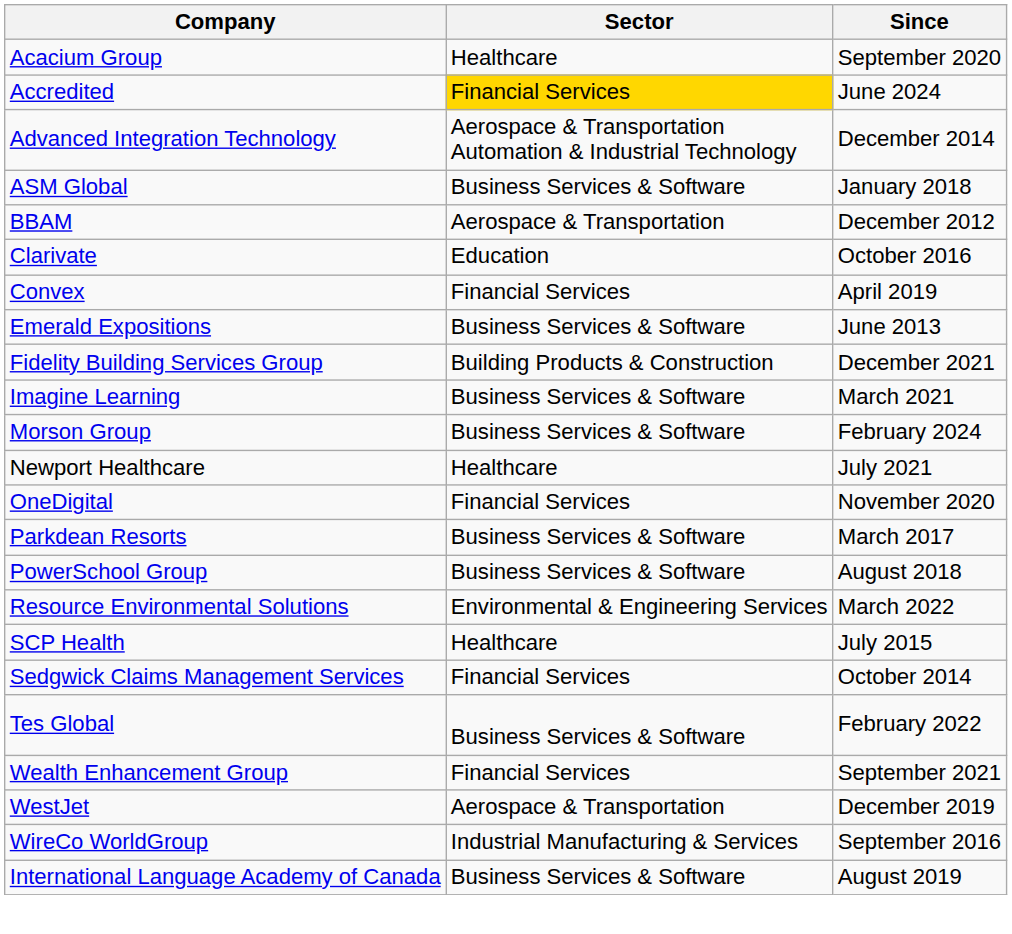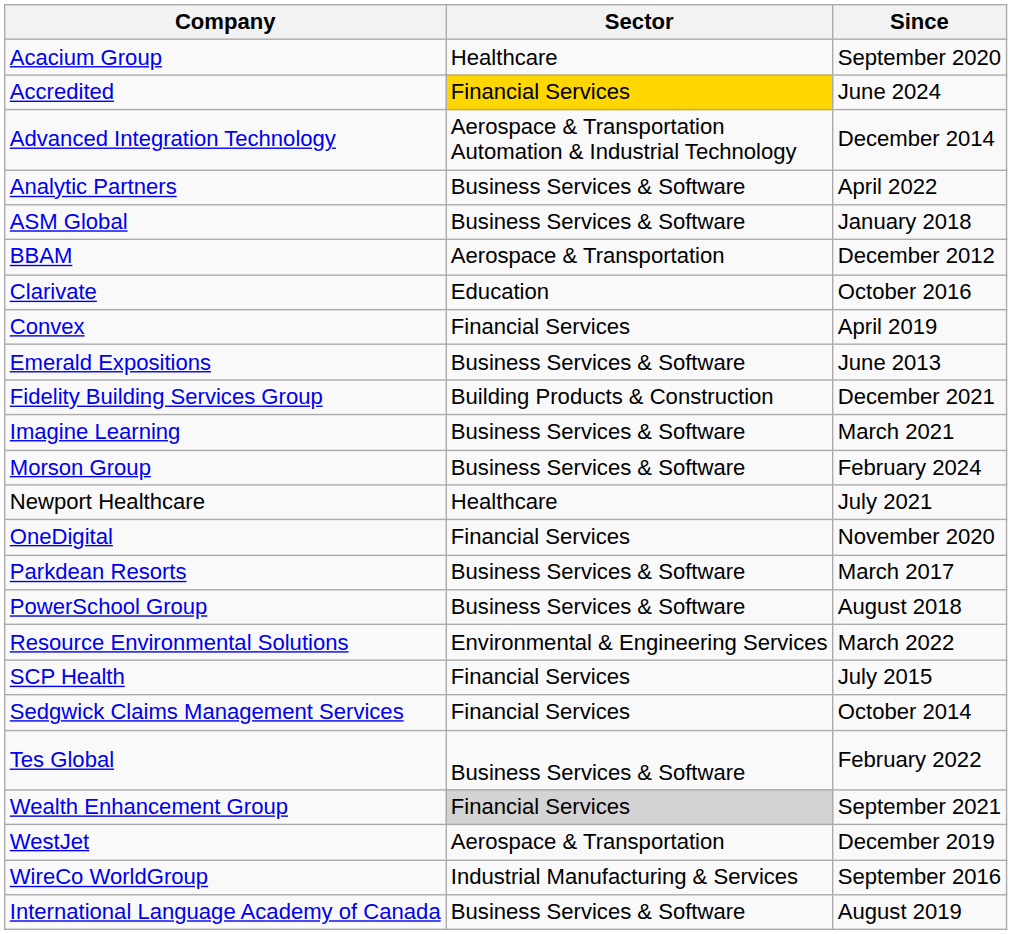+ row: (93, 186)
(504, 642) Healthcare -> (540, 677) Financial Services
(540, 772) no background -> (540, 807) lightgrey background
